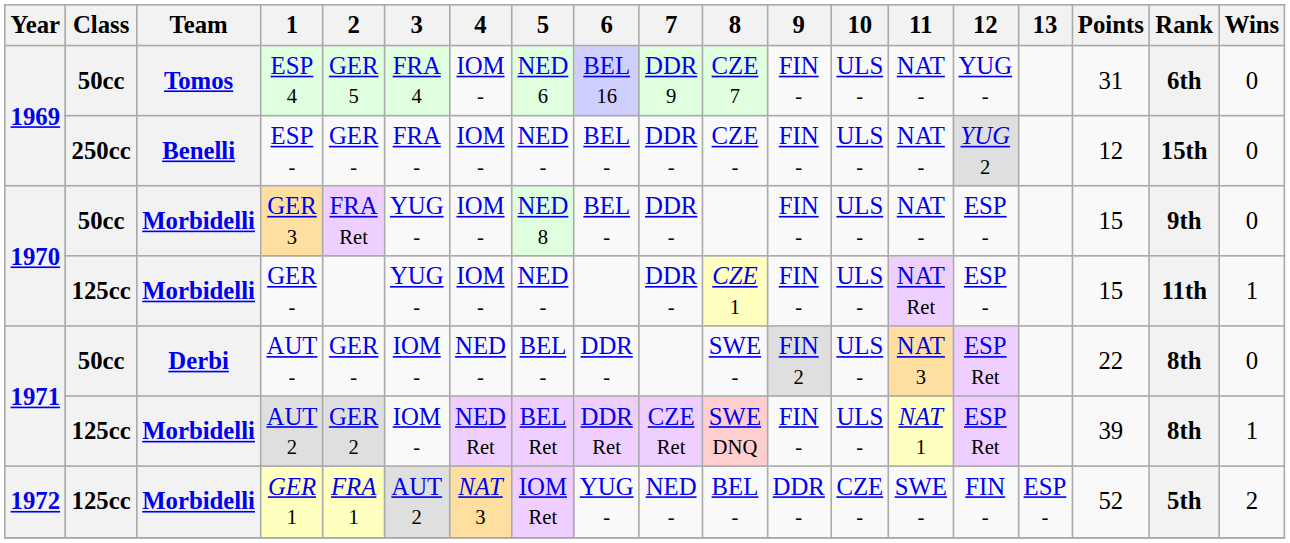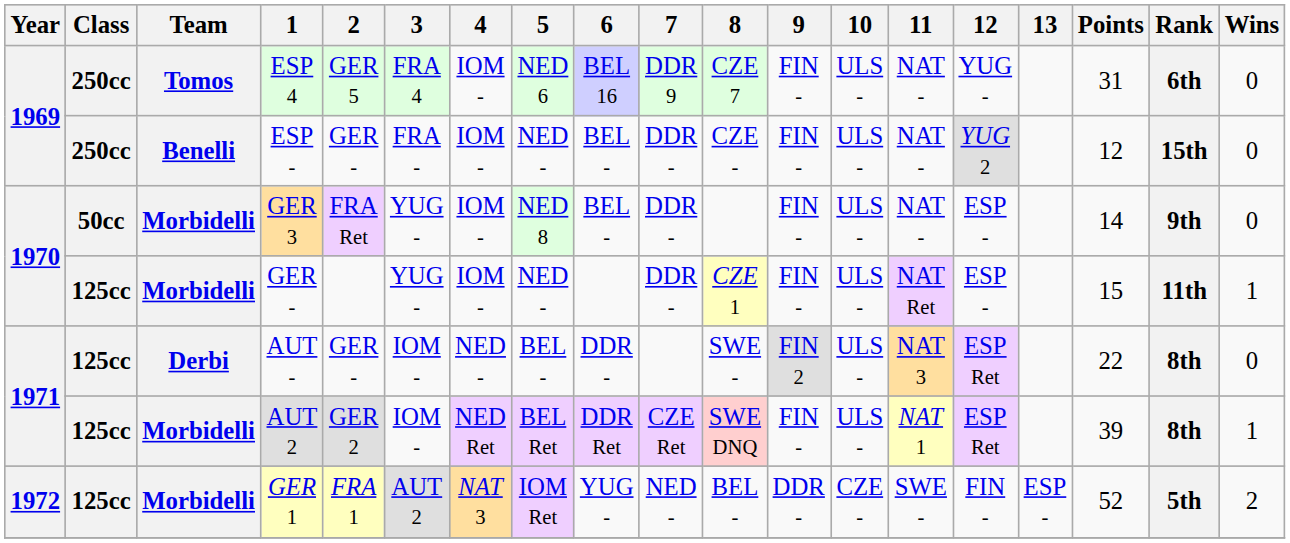(101, 80) 50cc -> (101, 80) 250cc
(1111, 221) 15 -> (1111, 221) 14
(101, 361) 50cc -> (101, 361) 125cc
